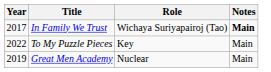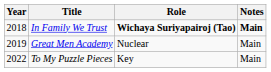(17, 28) 2017 -> (17, 28) 2018
(172, 28) normal -> (176, 28) bold
rows swapped: (72, 59) <-> (72, 43)
